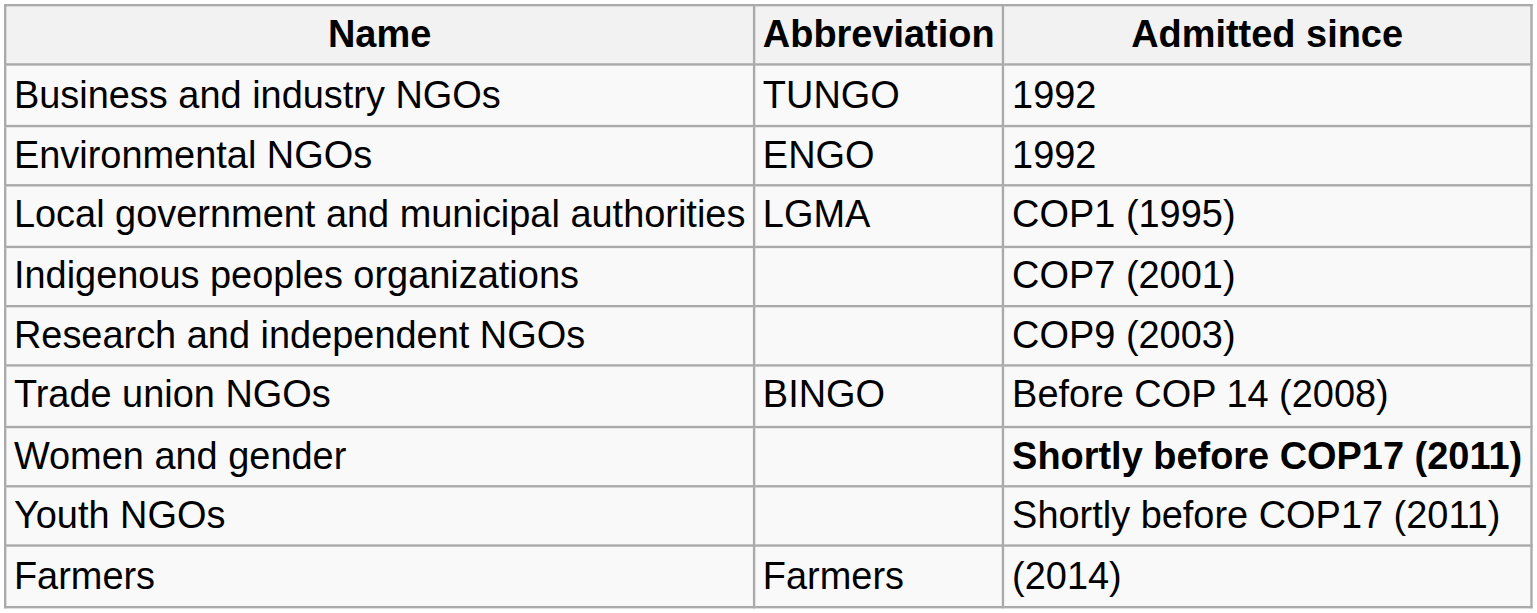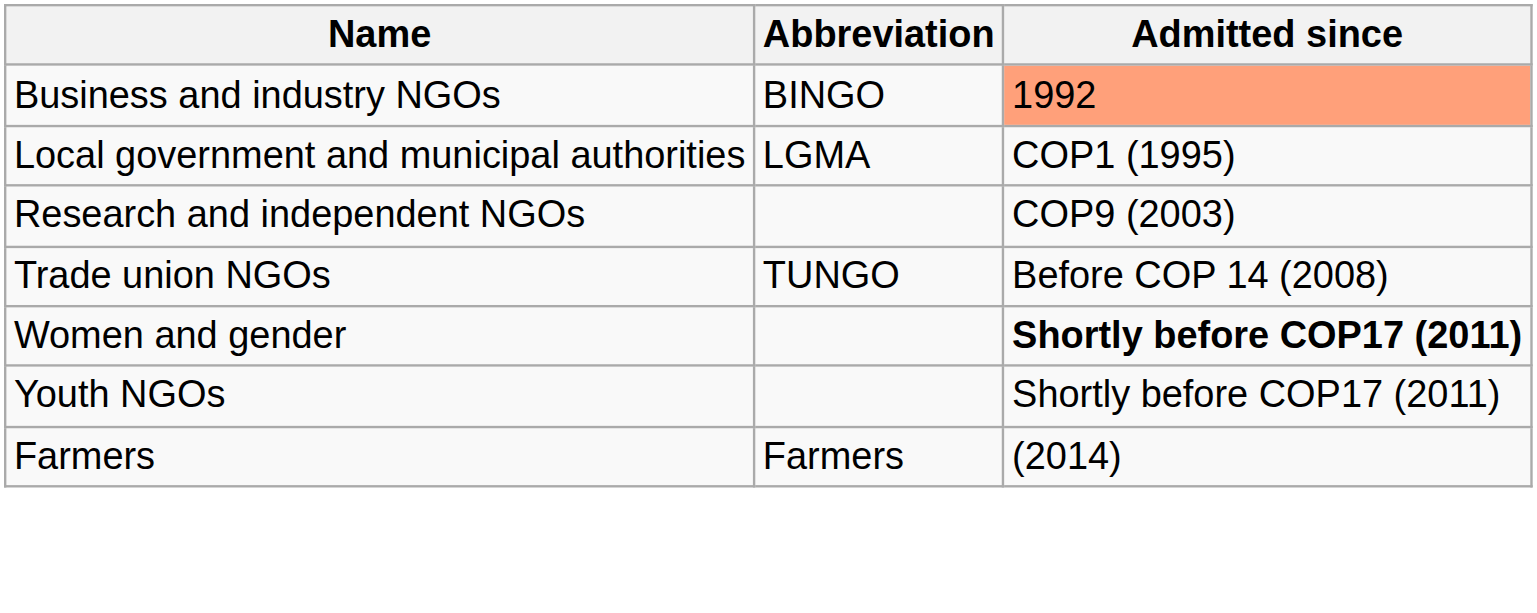(831, 94) TUNGO -> (824, 94) BINGO
(1054, 94) no background -> (1054, 94) lightsalmon background
- row: (193, 154)
- row: (296, 275)
(824, 395) BINGO -> (831, 275) TUNGO
